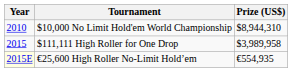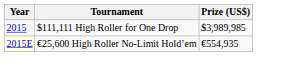- row: (134, 28)
(259, 43) $3,989,958 -> (223, 28) $3,989,985
